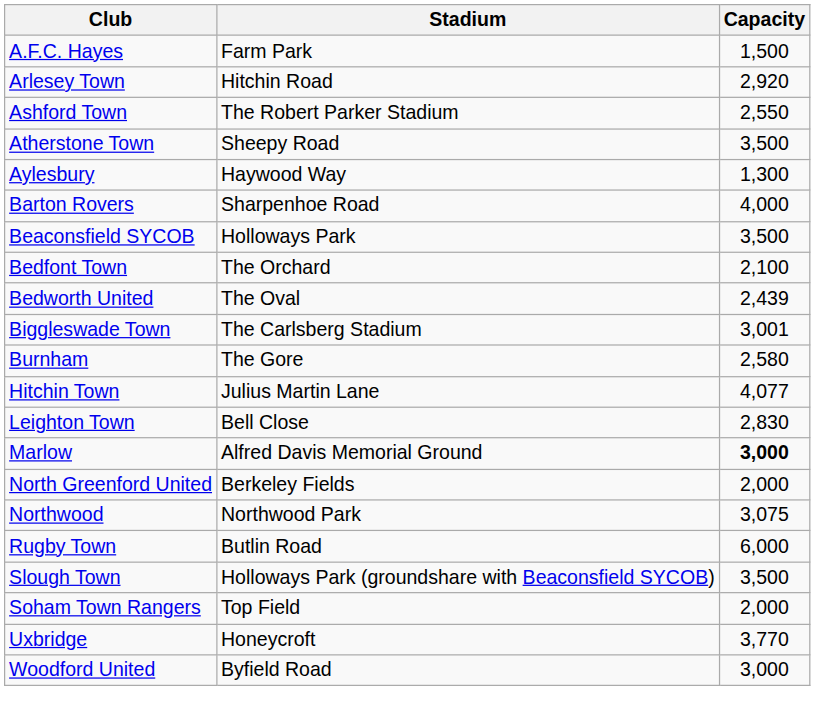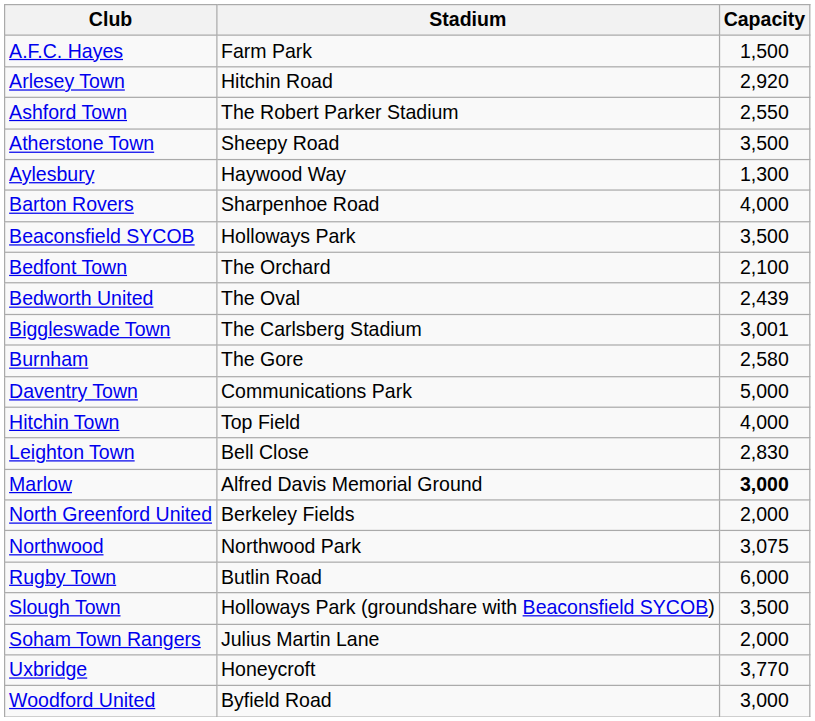+ row: (73, 391)
(300, 391) Julius Martin Lane -> (261, 422) Top Field
(764, 391) 4,077 -> (764, 422) 4,000
(261, 608) Top Field -> (300, 639) Julius Martin Lane
